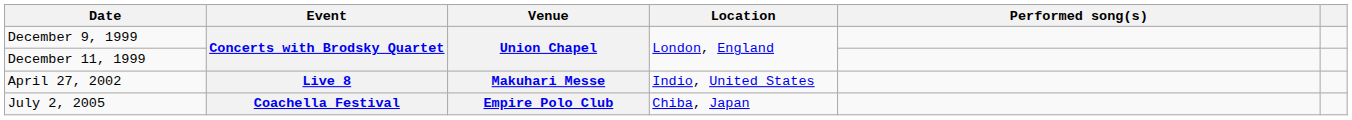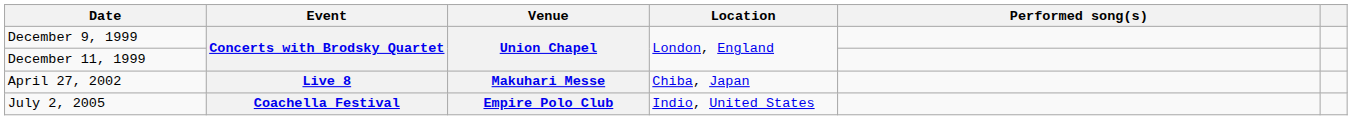(733, 82) Indio, United States -> (701, 82) Chiba, Japan
(701, 104) Chiba, Japan -> (733, 104) Indio, United States
